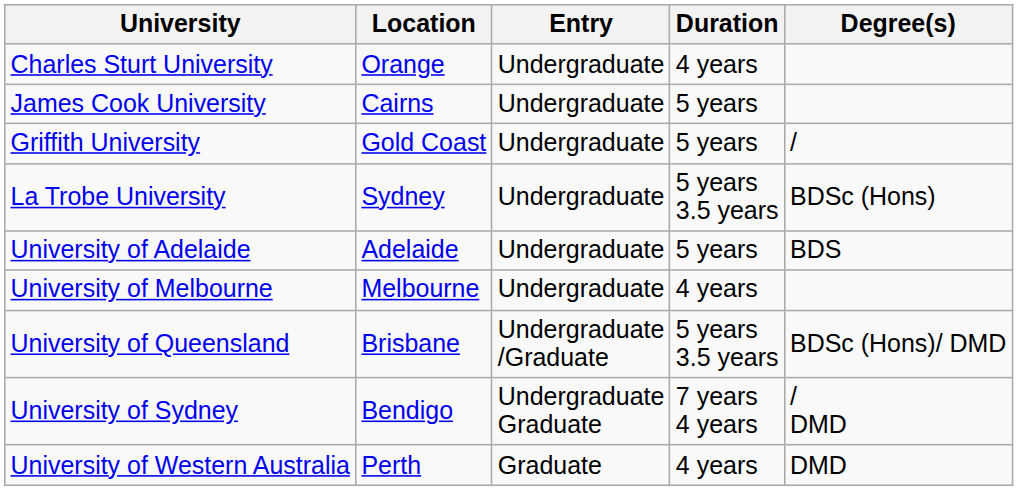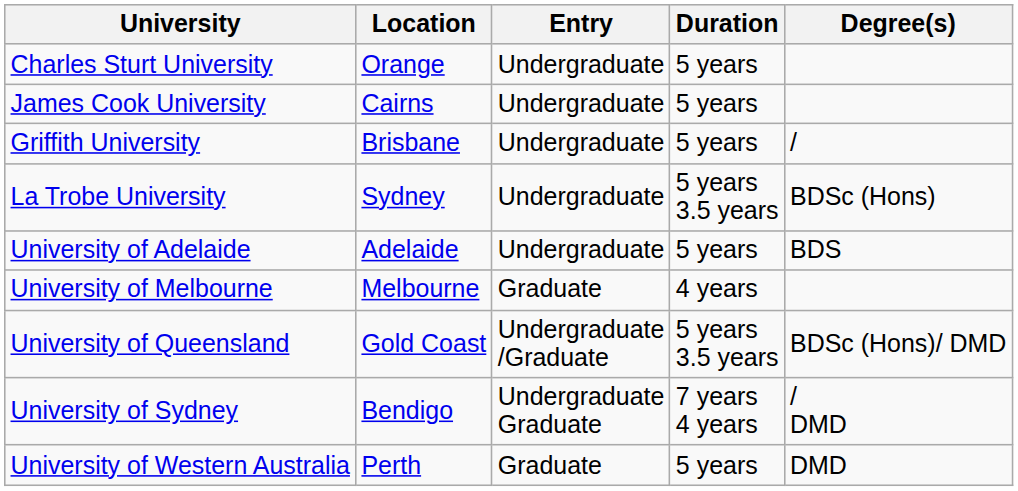(717, 63) 4 years -> (717, 63) 5 years
(424, 143) Gold Coast -> (411, 143) Brisbane
(581, 289) Undergraduate -> (550, 289) Graduate
(411, 343) Brisbane -> (424, 343) Gold Coast
(717, 464) 4 years -> (717, 464) 5 years
